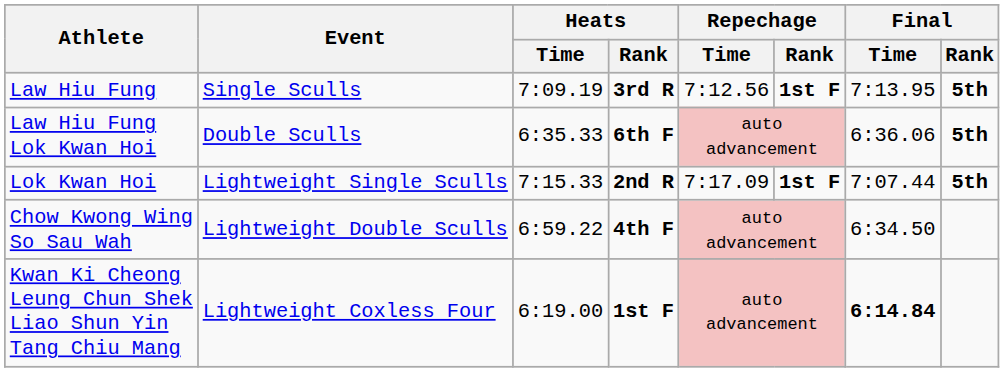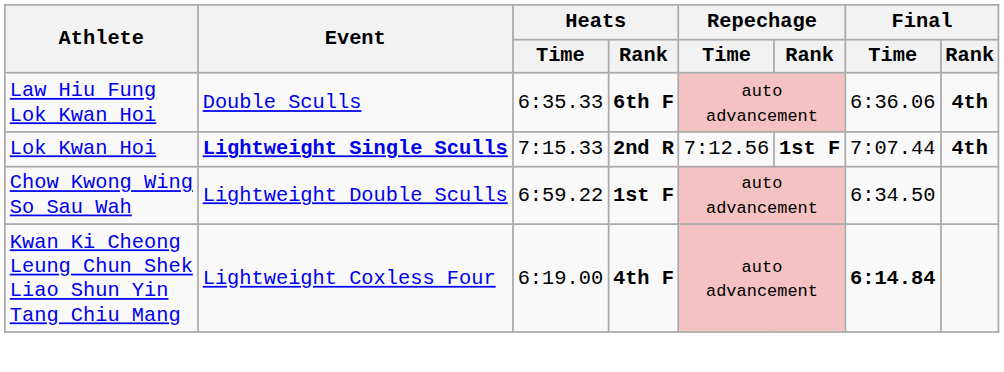- row: (83, 90)
(970, 136) 5th -> (970, 102) 4th
(355, 183) normal -> (355, 149) bold
(727, 183) 7:17.09 -> (727, 149) 7:12.56
(970, 183) 5th -> (970, 149) 4th
(643, 229) 4th F -> (643, 195) 1st F
(643, 312) 1st F -> (643, 278) 4th F
